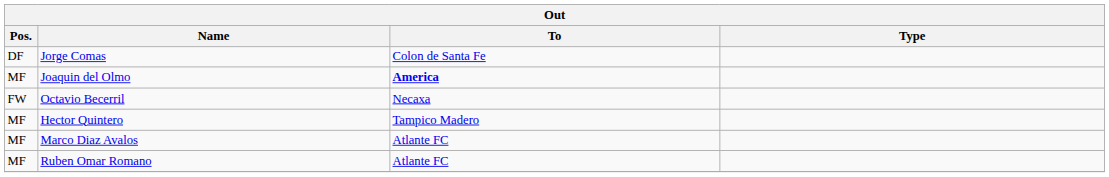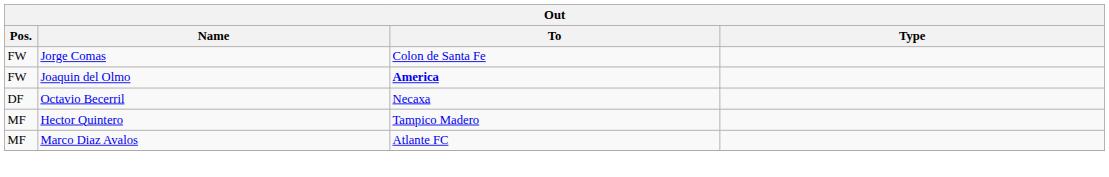(16, 57) DF -> (17, 57) FW
(17, 78) MF -> (17, 78) FW
(17, 98) FW -> (16, 98) DF
- row: (96, 161)
